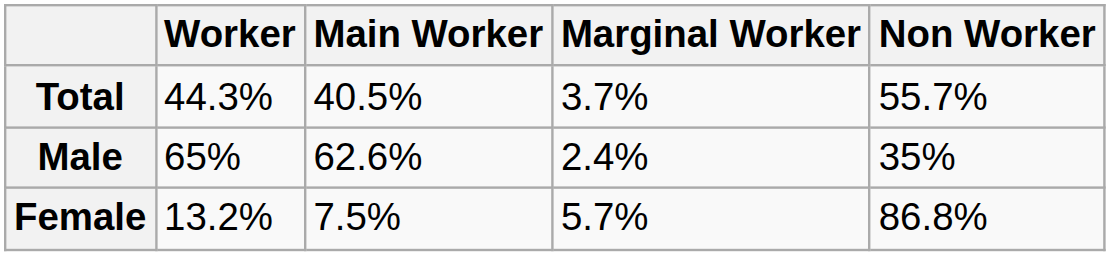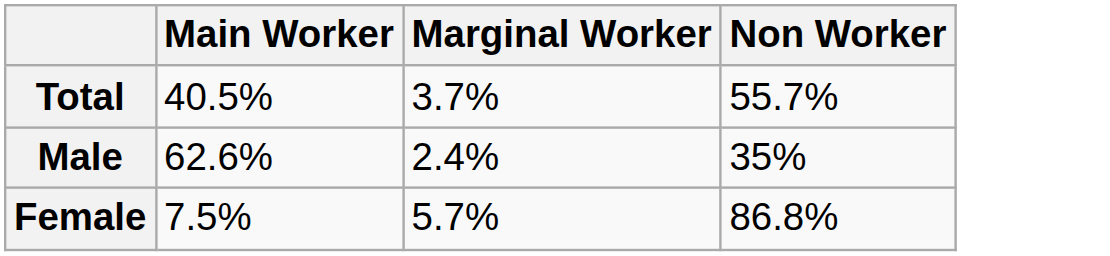- column: (230, 34)
